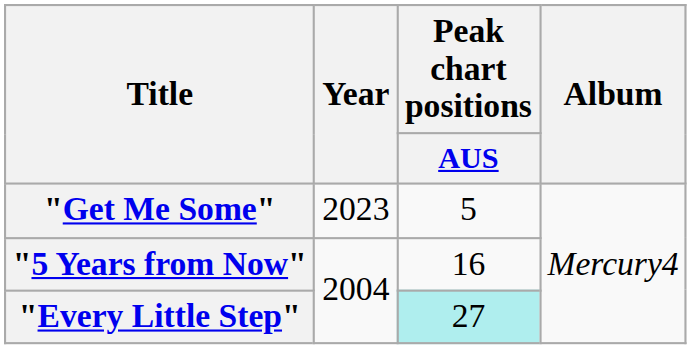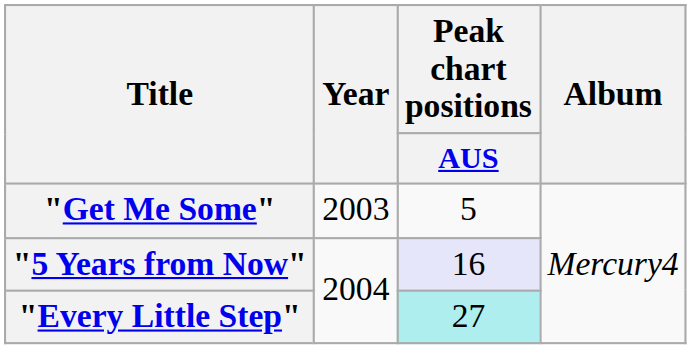(356, 209) 2023 -> (356, 209) 2003
(468, 263) no background -> (468, 263) lavender background
